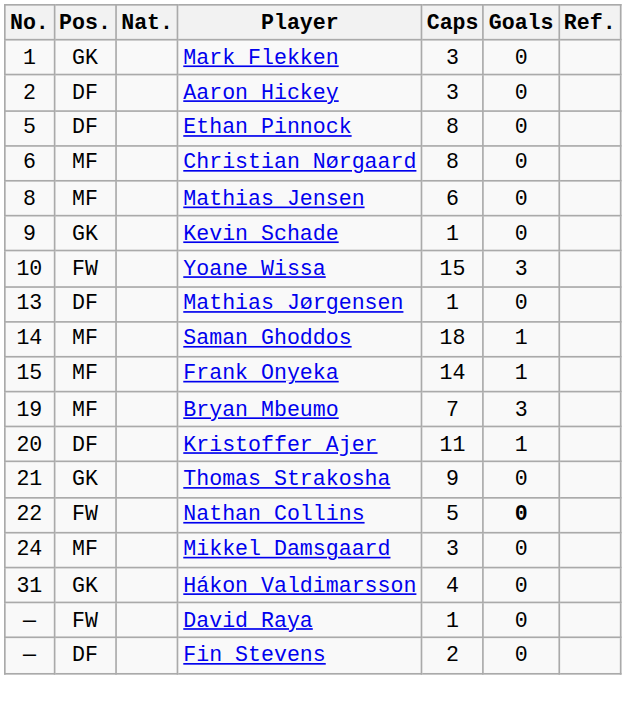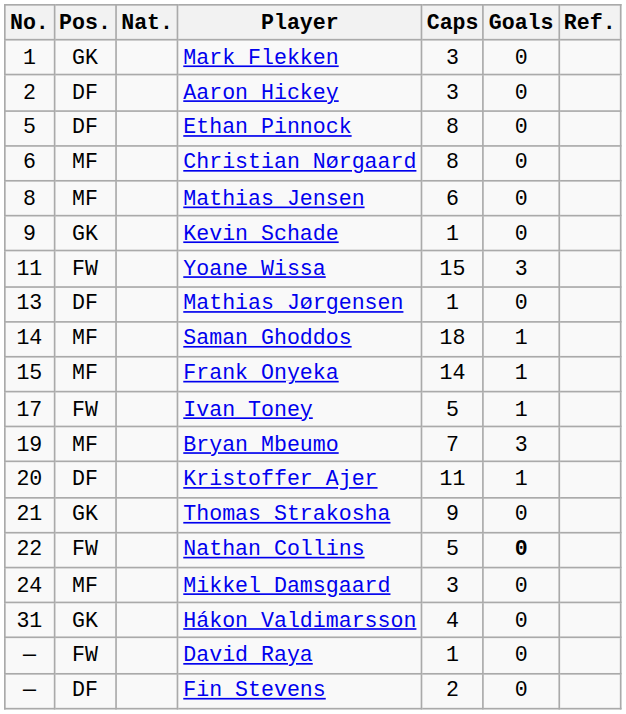(29, 269) 10 -> (29, 269) 11
+ row: (248, 409)
